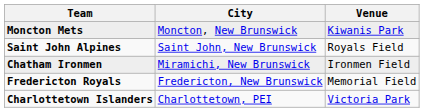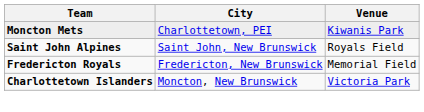(227, 30) Moncton, New Brunswick -> (215, 30) Charlottetown, PEI
- row: (54, 64)
(215, 99) Charlottetown, PEI -> (227, 82) Moncton, New Brunswick
